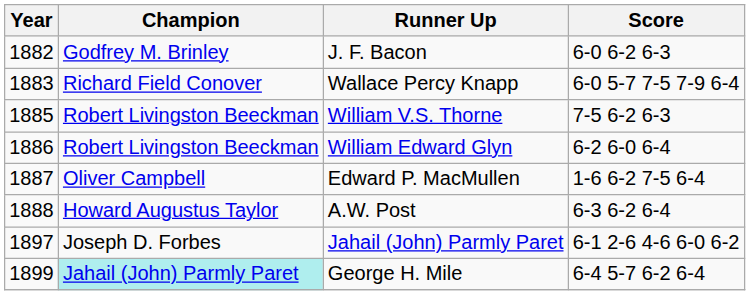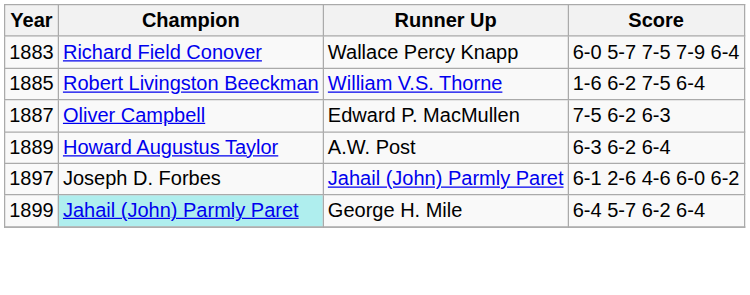- row: (377, 52)
(622, 115) 7-5 6-2 6-3 -> (639, 83) 1-6 6-2 7-5 6-4
- row: (420, 147)
(639, 178) 1-6 6-2 7-5 6-4 -> (622, 115) 7-5 6-2 6-3
(31, 210) 1888 -> (31, 147) 1889
